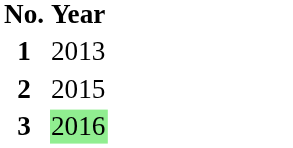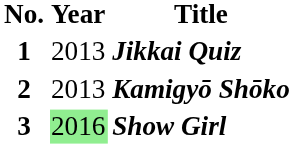+ column: (201, 14)
(78, 88) 2015 -> (78, 88) 2013
